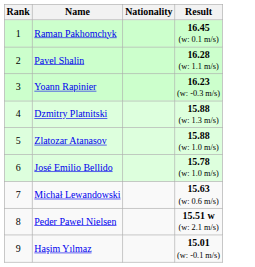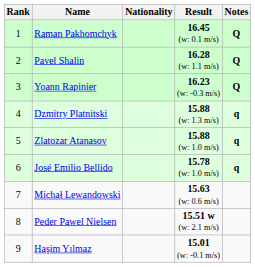+ column: (236, 12)
